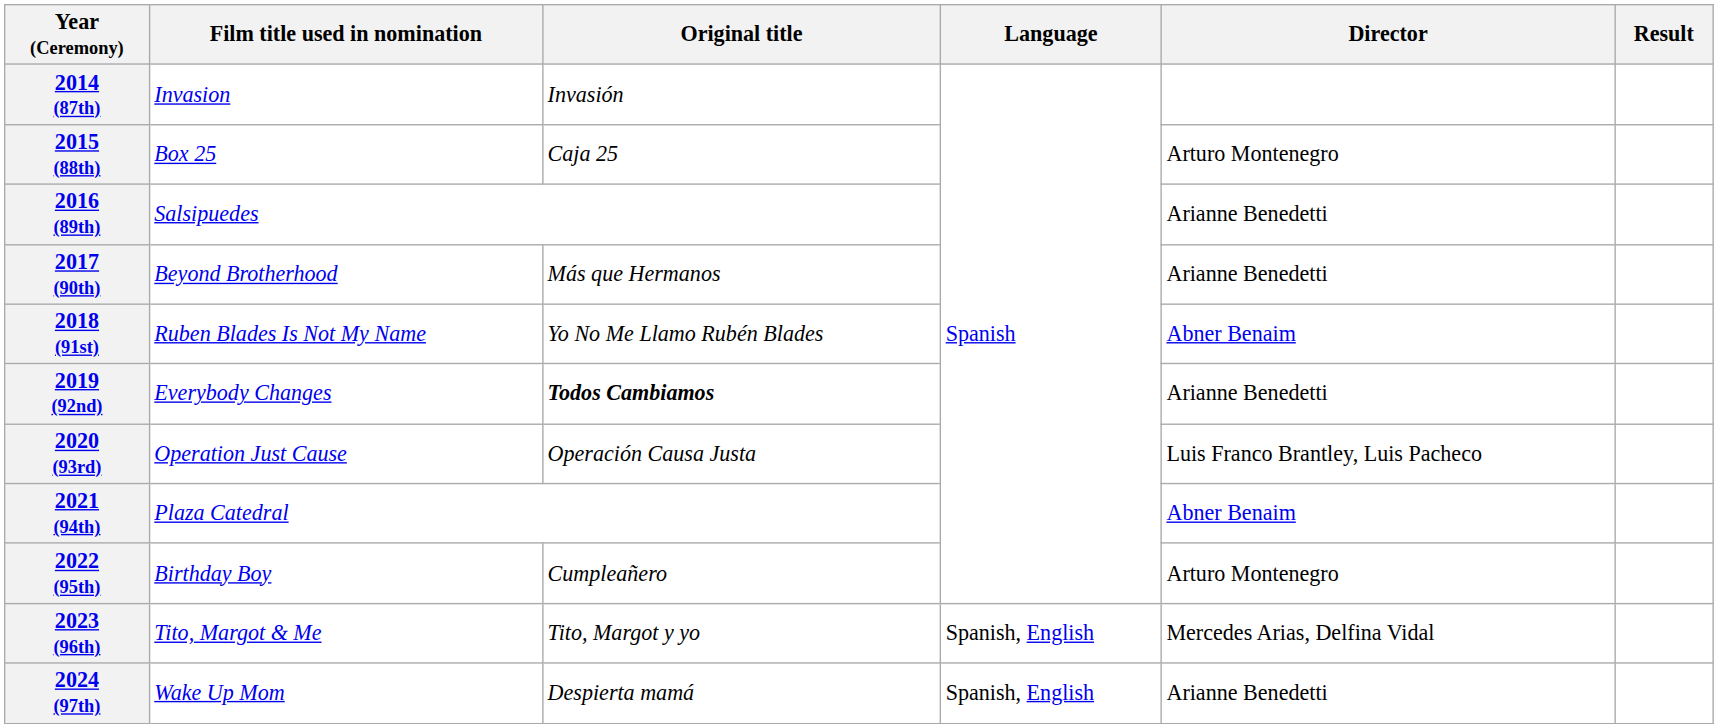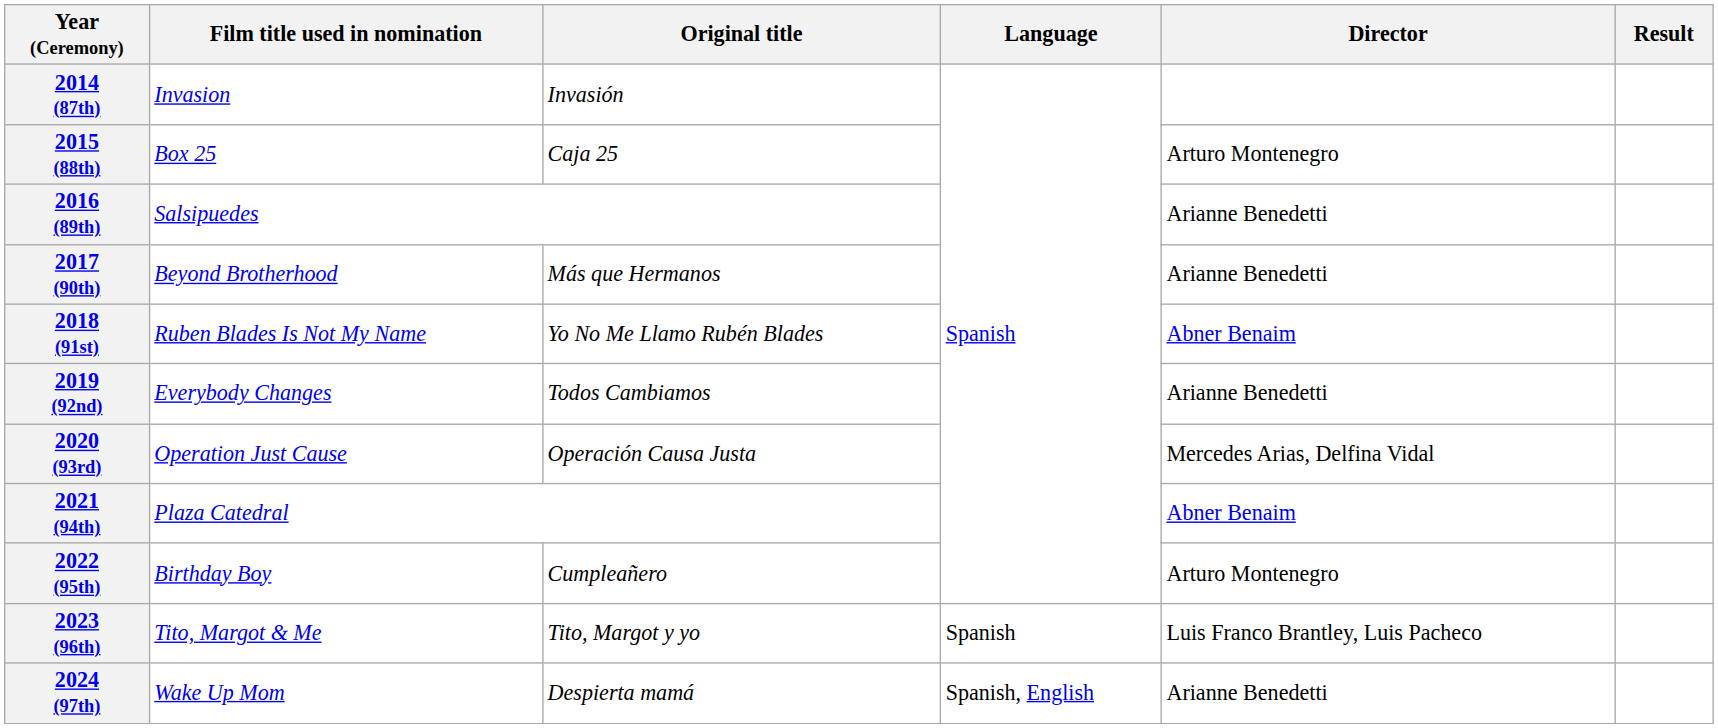(631, 393) bold -> (629, 393) normal
(1324, 453) Luis Franco Brantley, Luis Pacheco -> (1300, 453) Mercedes Arias, Delfina Vidal
(1020, 633) Spanish, English -> (981, 633) Spanish
(1300, 633) Mercedes Arias, Delfina Vidal -> (1324, 633) Luis Franco Brantley, Luis Pacheco
